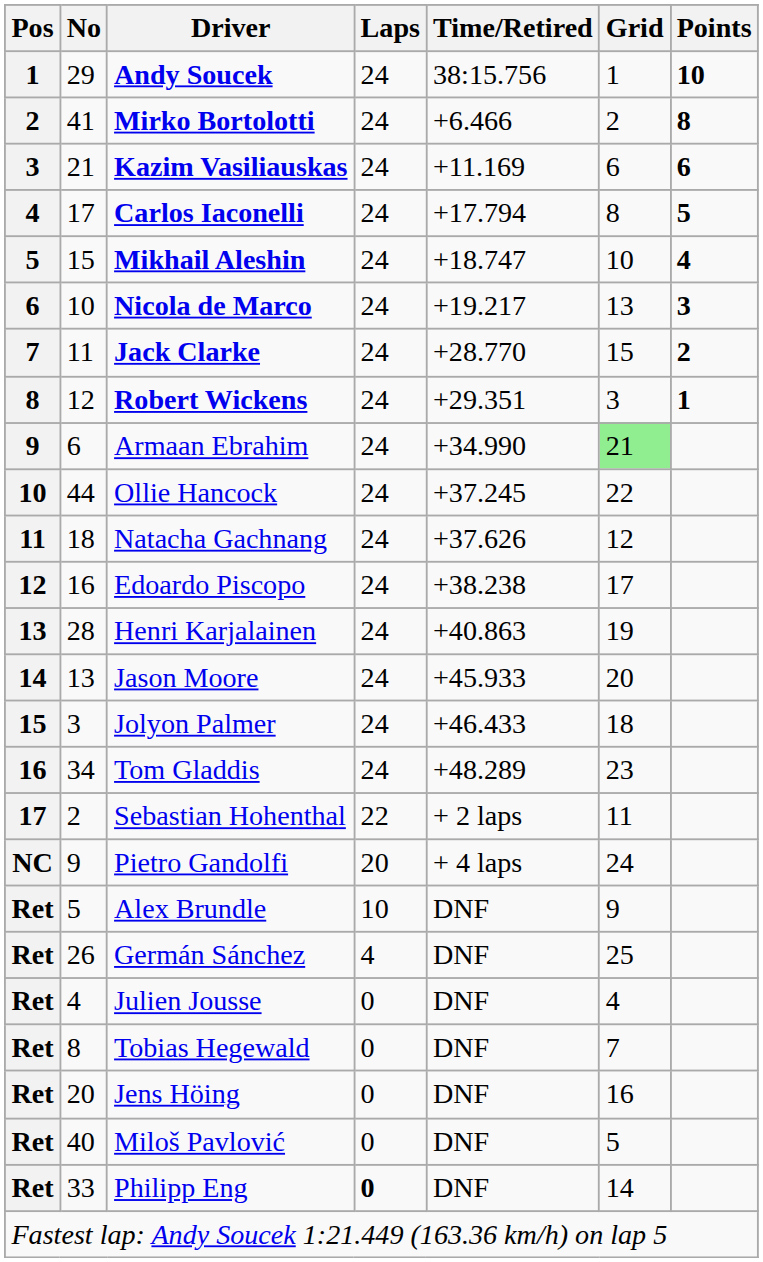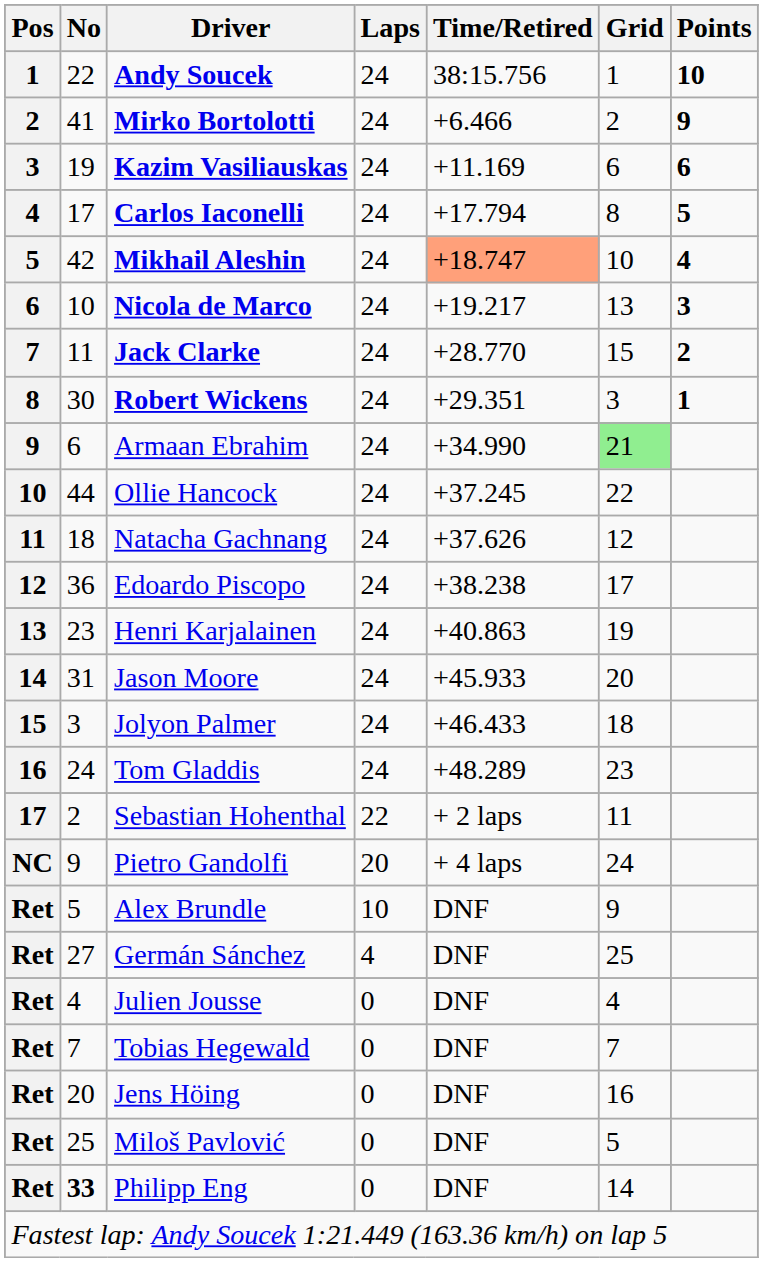(81, 74) 29 -> (81, 74) 22
(684, 120) 8 -> (684, 120) 9
(81, 166) 21 -> (81, 166) 19
(81, 259) 15 -> (81, 259) 42
(480, 259) no background -> (480, 259) lightsalmon background
(81, 398) 12 -> (81, 398) 30
(81, 584) 16 -> (81, 584) 36
(81, 630) 28 -> (81, 630) 23
(81, 676) 13 -> (81, 676) 31
(81, 769) 34 -> (81, 769) 24
(81, 955) 26 -> (81, 955) 27
(74, 1047) 8 -> (74, 1047) 7
(81, 1140) 40 -> (81, 1140) 25
(81, 1187) normal -> (81, 1187) bold
(368, 1187) bold -> (368, 1187) normal
